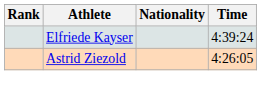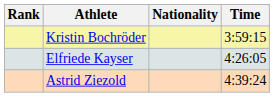+ row: (96, 37)
(232, 37) 4:39:24 -> (245, 59) 4:26:05
(232, 59) 4:26:05 -> (245, 80) 4:39:24
